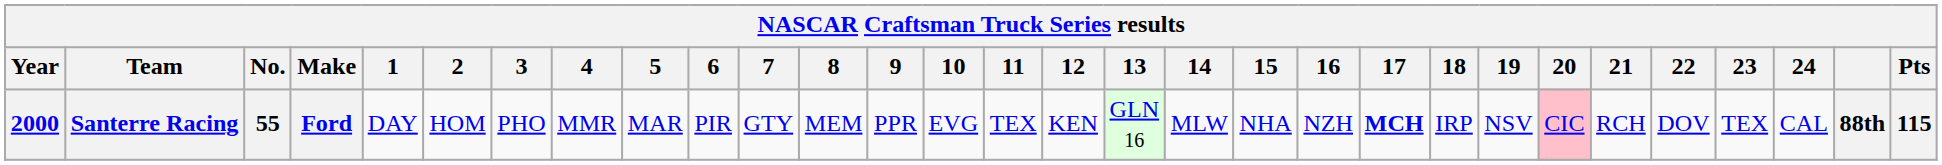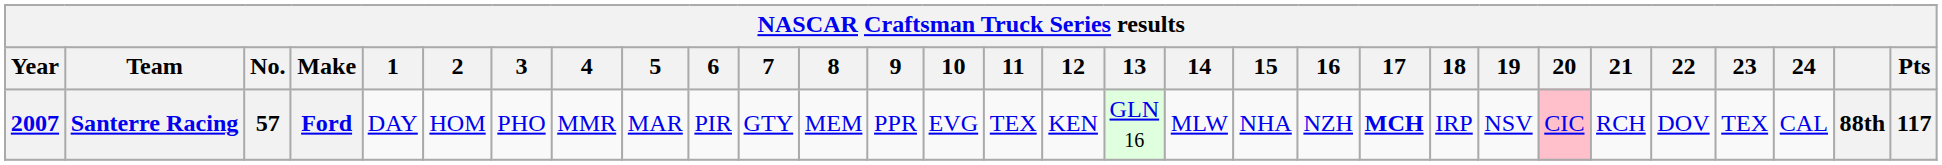(35, 124) 2000 -> (35, 124) 2007
(268, 124) 55 -> (268, 124) 57
(1914, 124) 115 -> (1914, 124) 117
